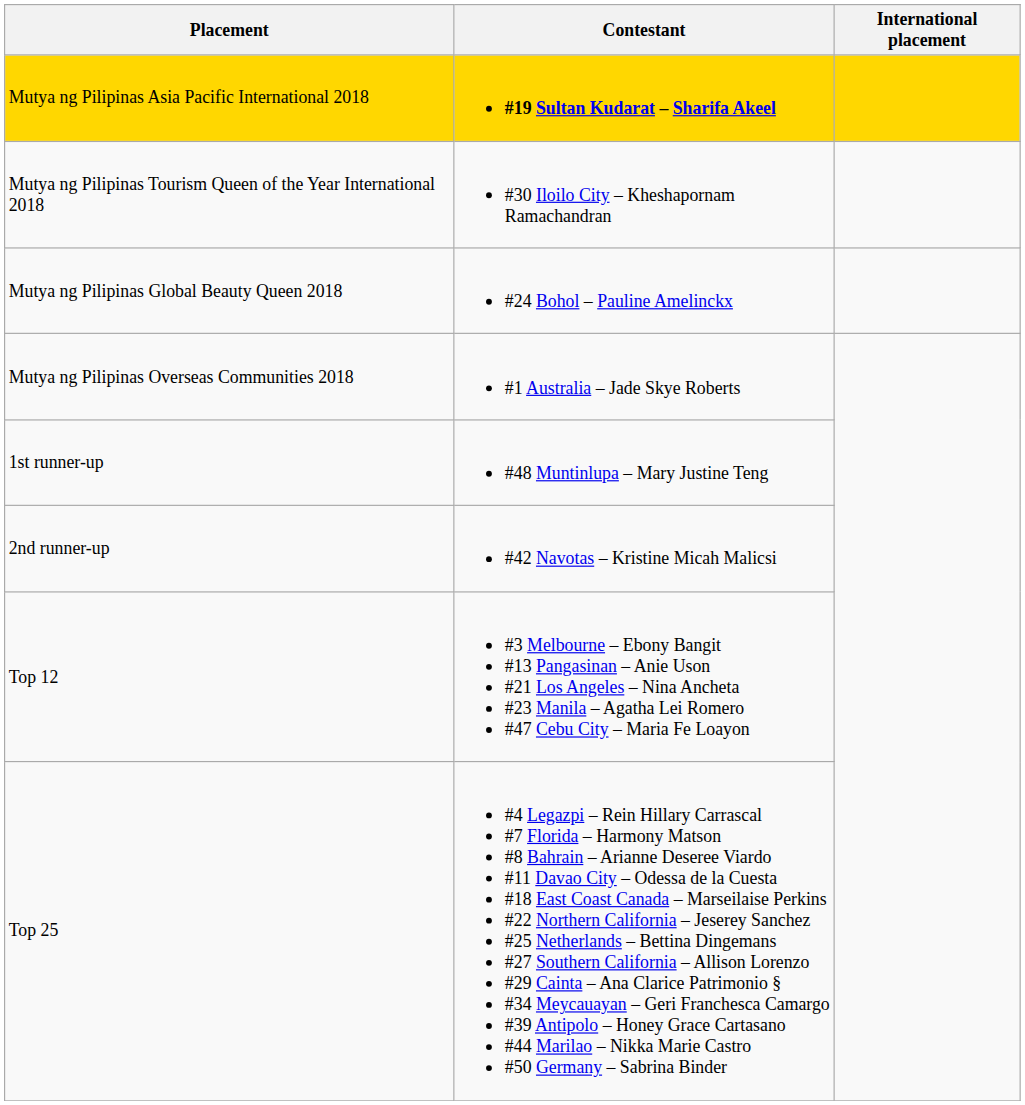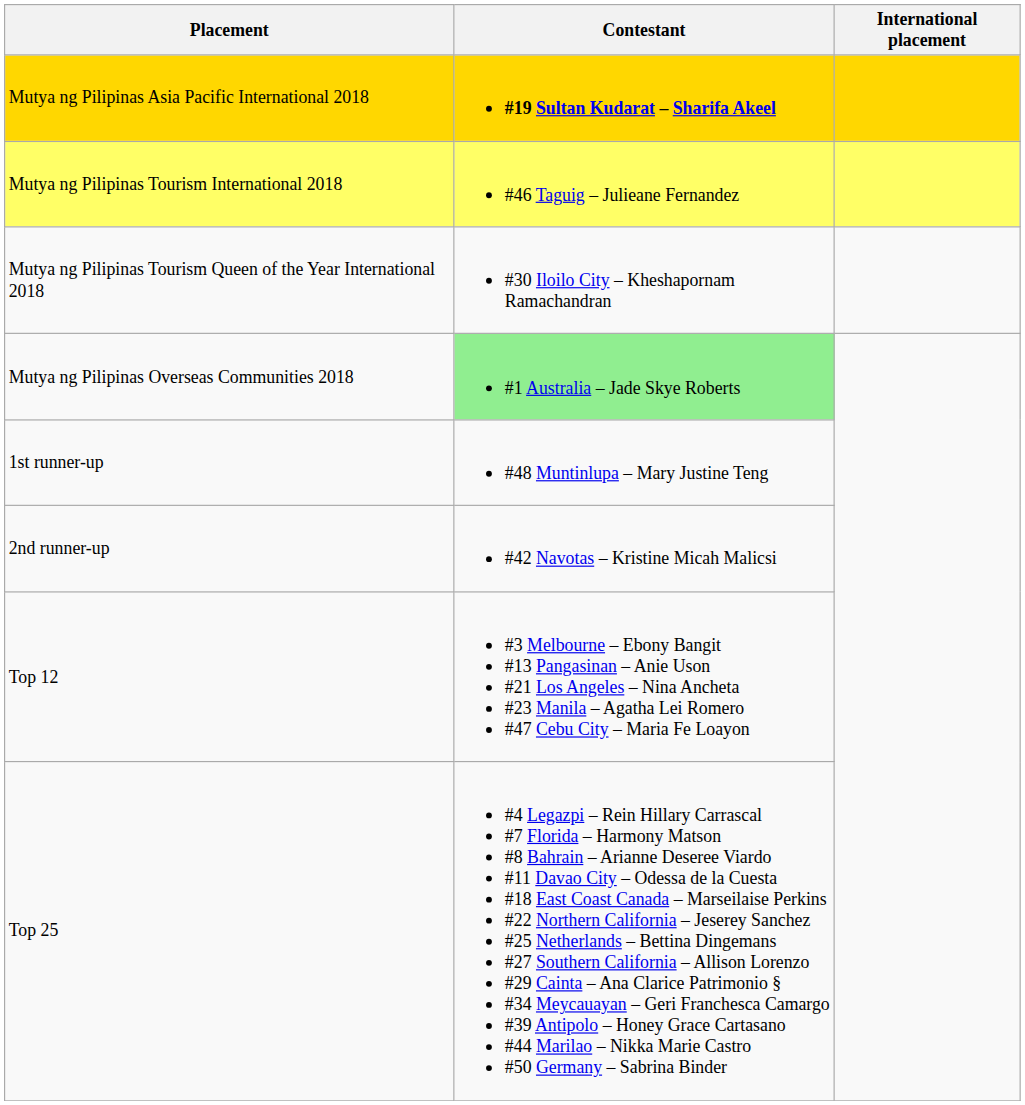+ row: (175, 183)
- row: (176, 290)
(644, 387) no background -> (644, 387) lightgreen background
